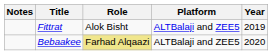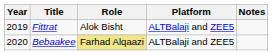columns swapped: (255, 12) <-> (20, 12)
